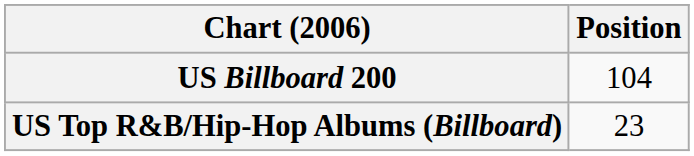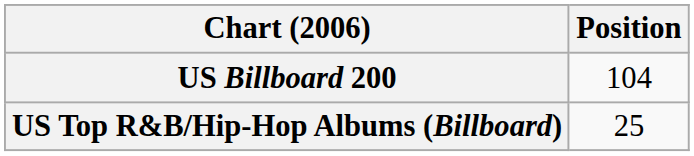(629, 125) 23 -> (629, 125) 25
